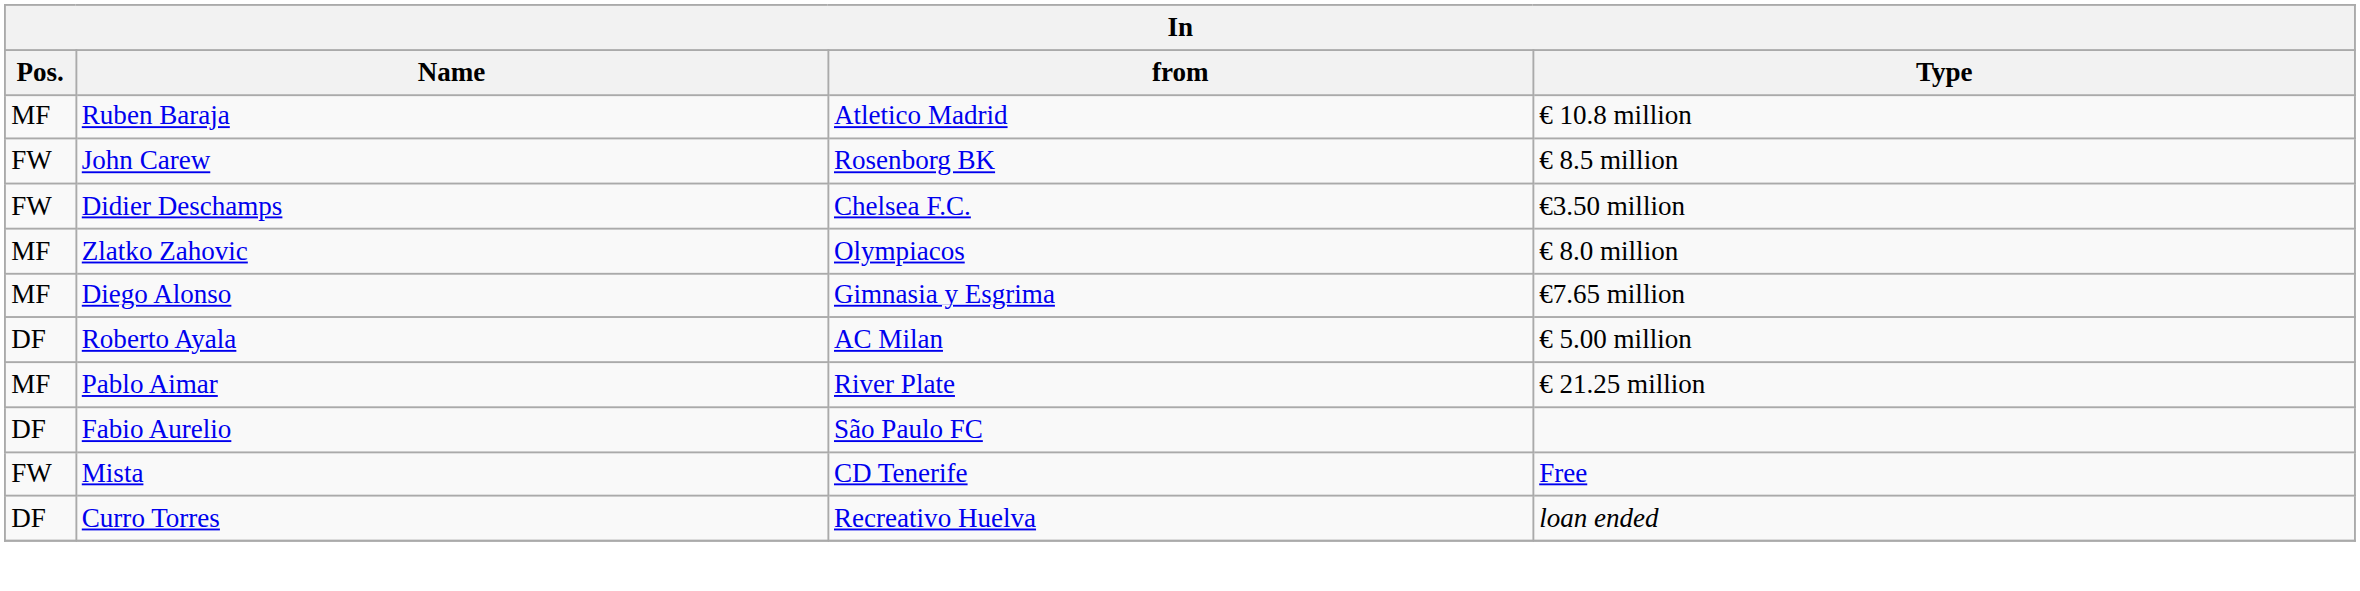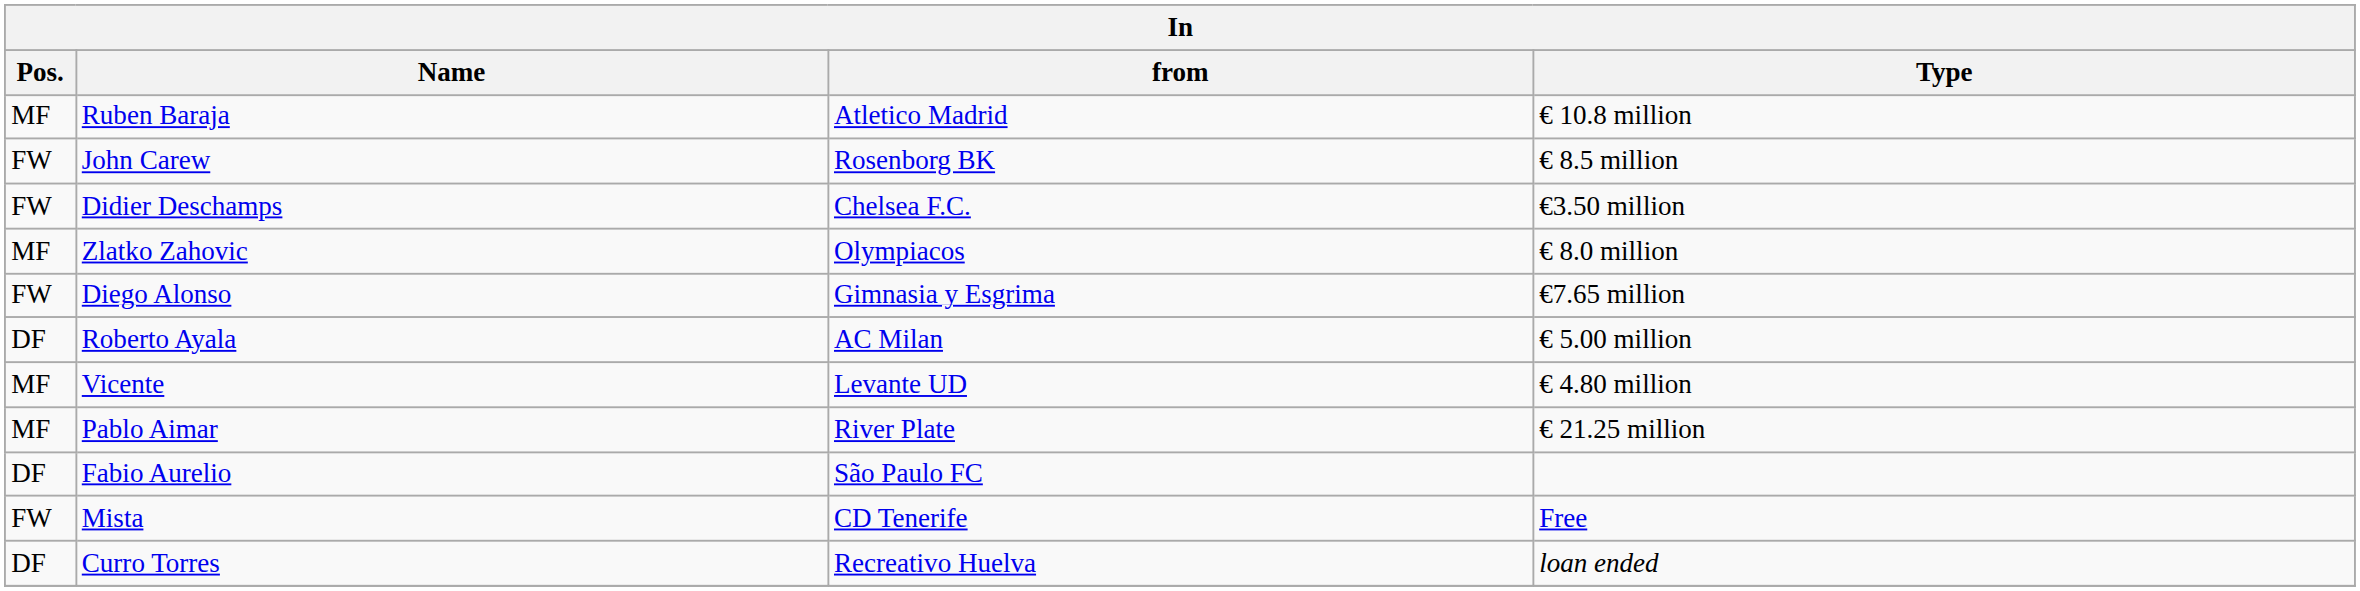(31, 295) MF -> (32, 295) FW
+ row: (123, 384)
